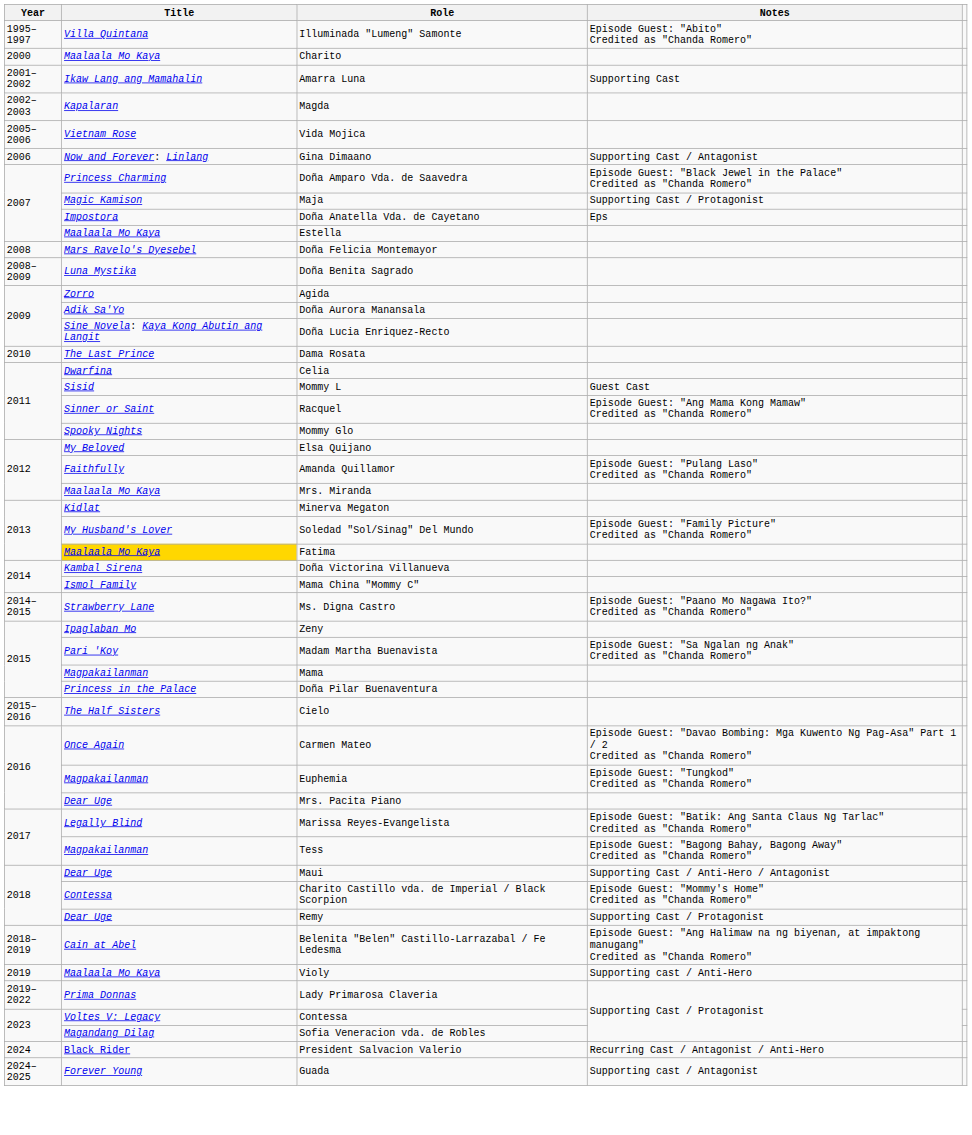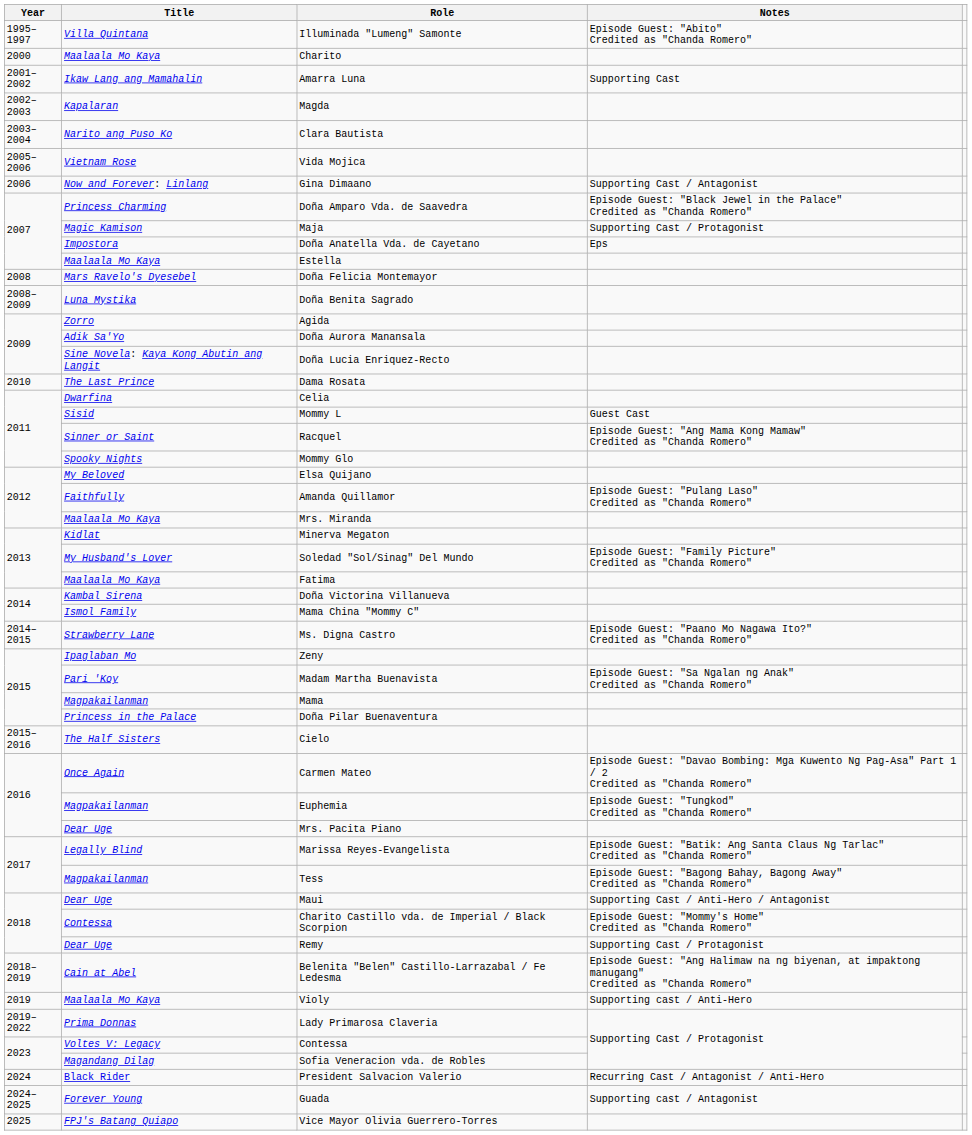+ row: (341, 135)
(112, 552) gold background -> (112, 580) no background
+ row: (398, 1122)
